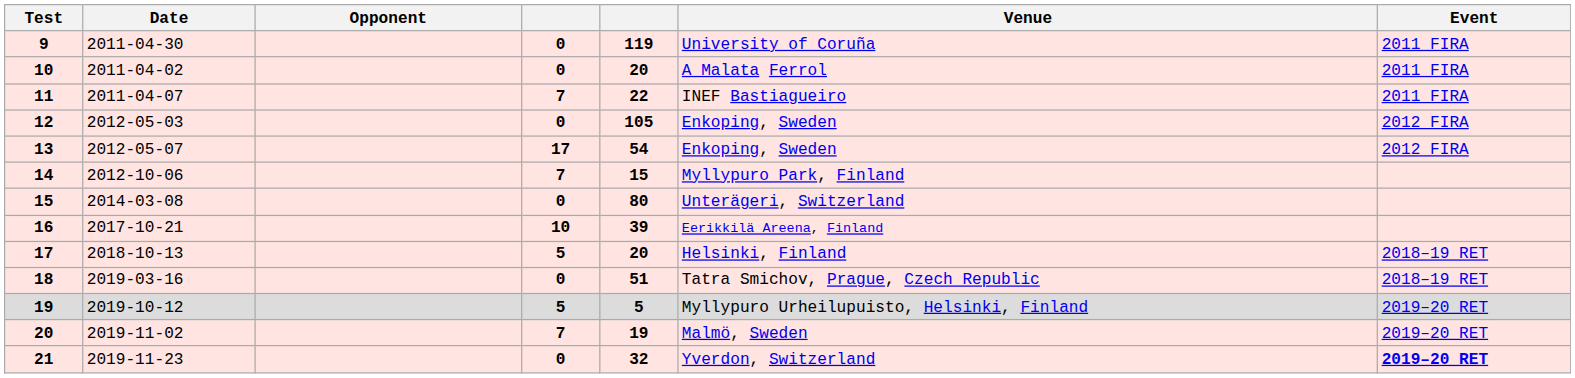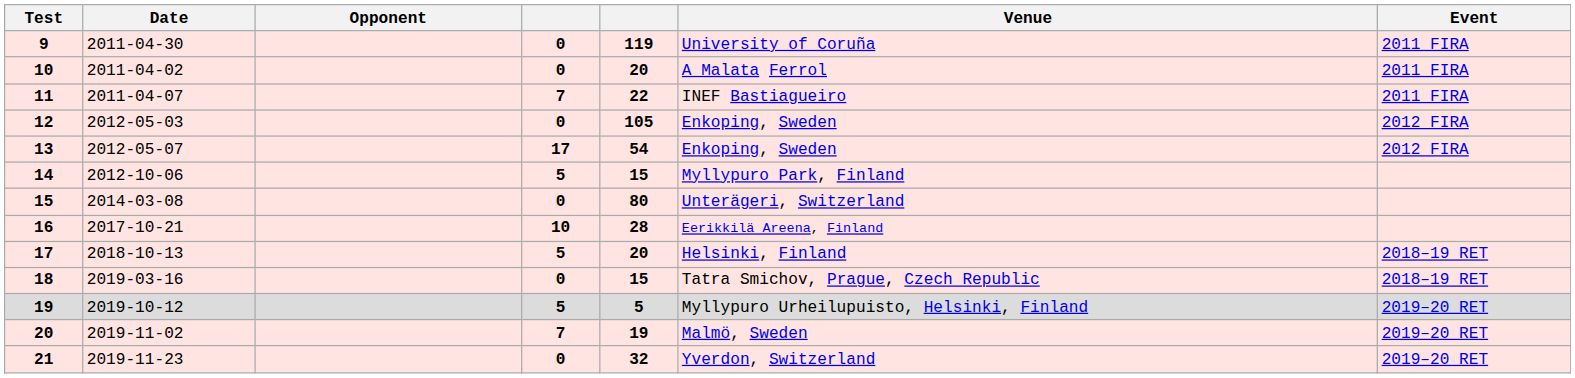(561, 175) 7 -> (561, 175) 5
(639, 228) 39 -> (639, 228) 28
(639, 280) 51 -> (639, 280) 15
(1435, 359) bold -> (1435, 359) normal
